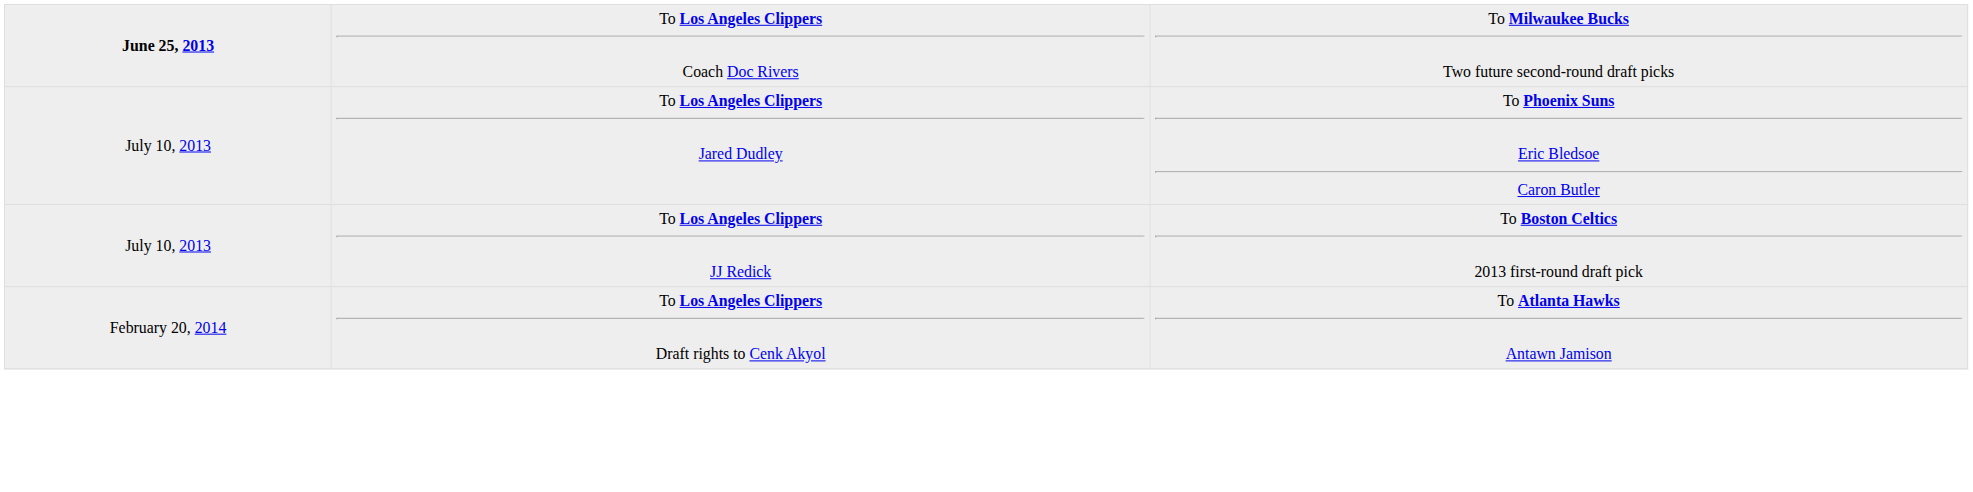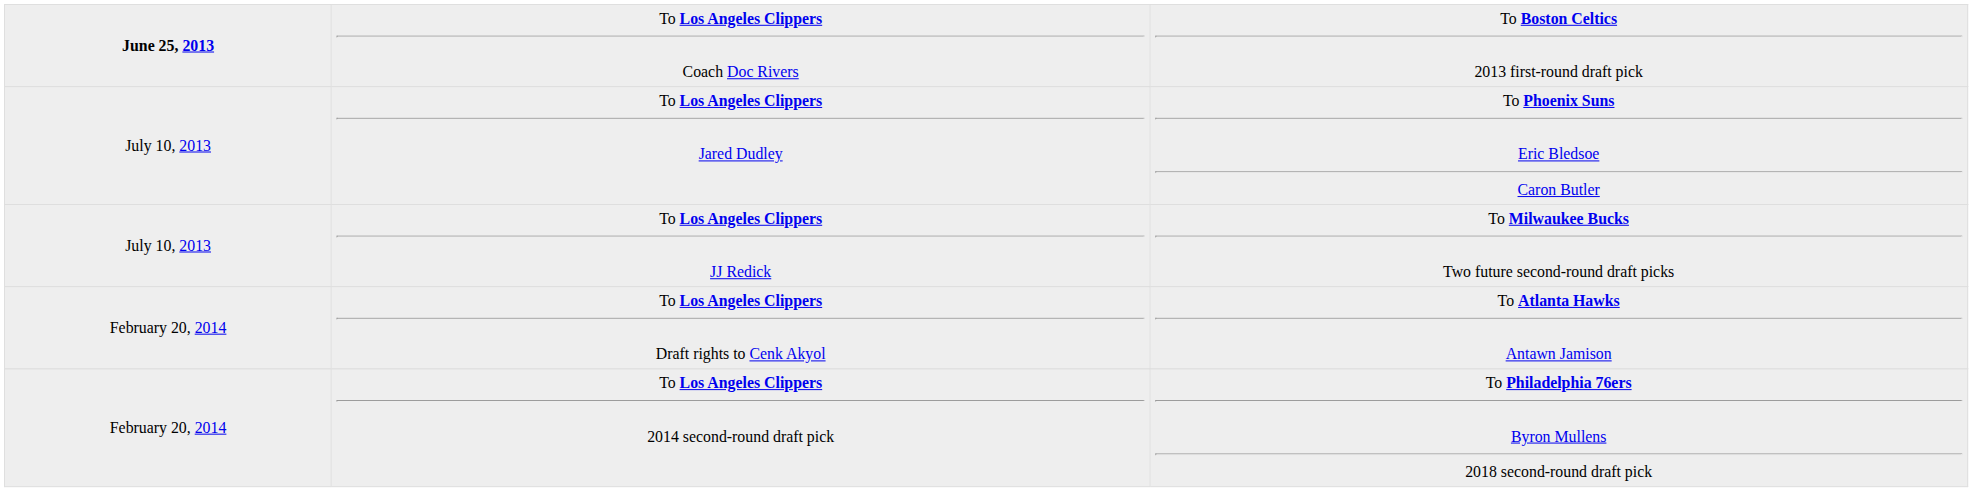(1559, 45) To Milwaukee Bucks Two future second-round draft picks -> (1559, 45) To Boston Celtics 2013 first-round draft pick
(1559, 245) To Boston Celtics 2013 first-round draft pick -> (1559, 245) To Milwaukee Bucks Two future second-round draft picks
+ row: (741, 409)
